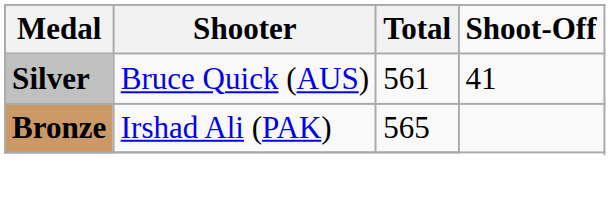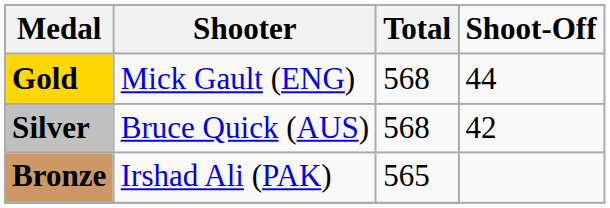+ row: (45, 78)
(407, 78) 561 -> (407, 127) 568
(481, 78) 41 -> (481, 127) 42
